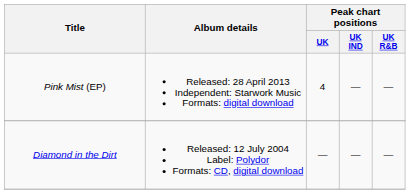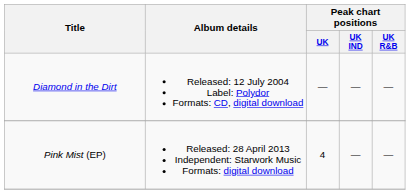rows swapped: (75, 155) <-> (75, 87)
